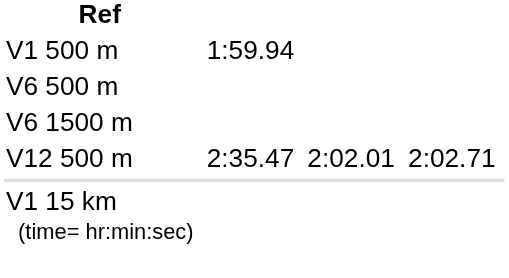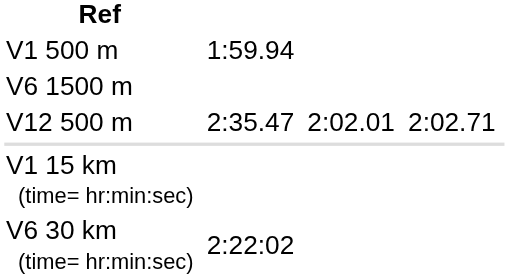- row: (62, 86)
+ row: (100, 245)
